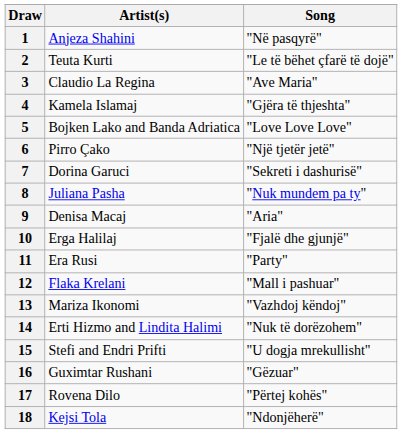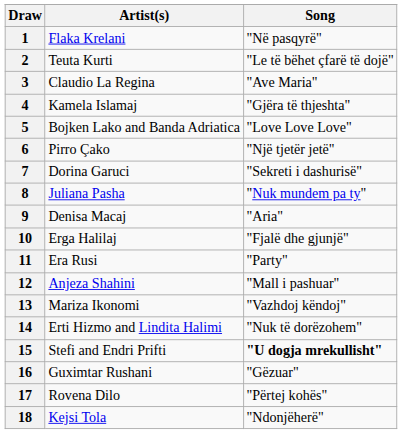(92, 37) Anjeza Shahini -> (87, 37) Flaka Krelani
(87, 283) Flaka Krelani -> (92, 283) Anjeza Shahini
(309, 350) normal -> (314, 350) bold
